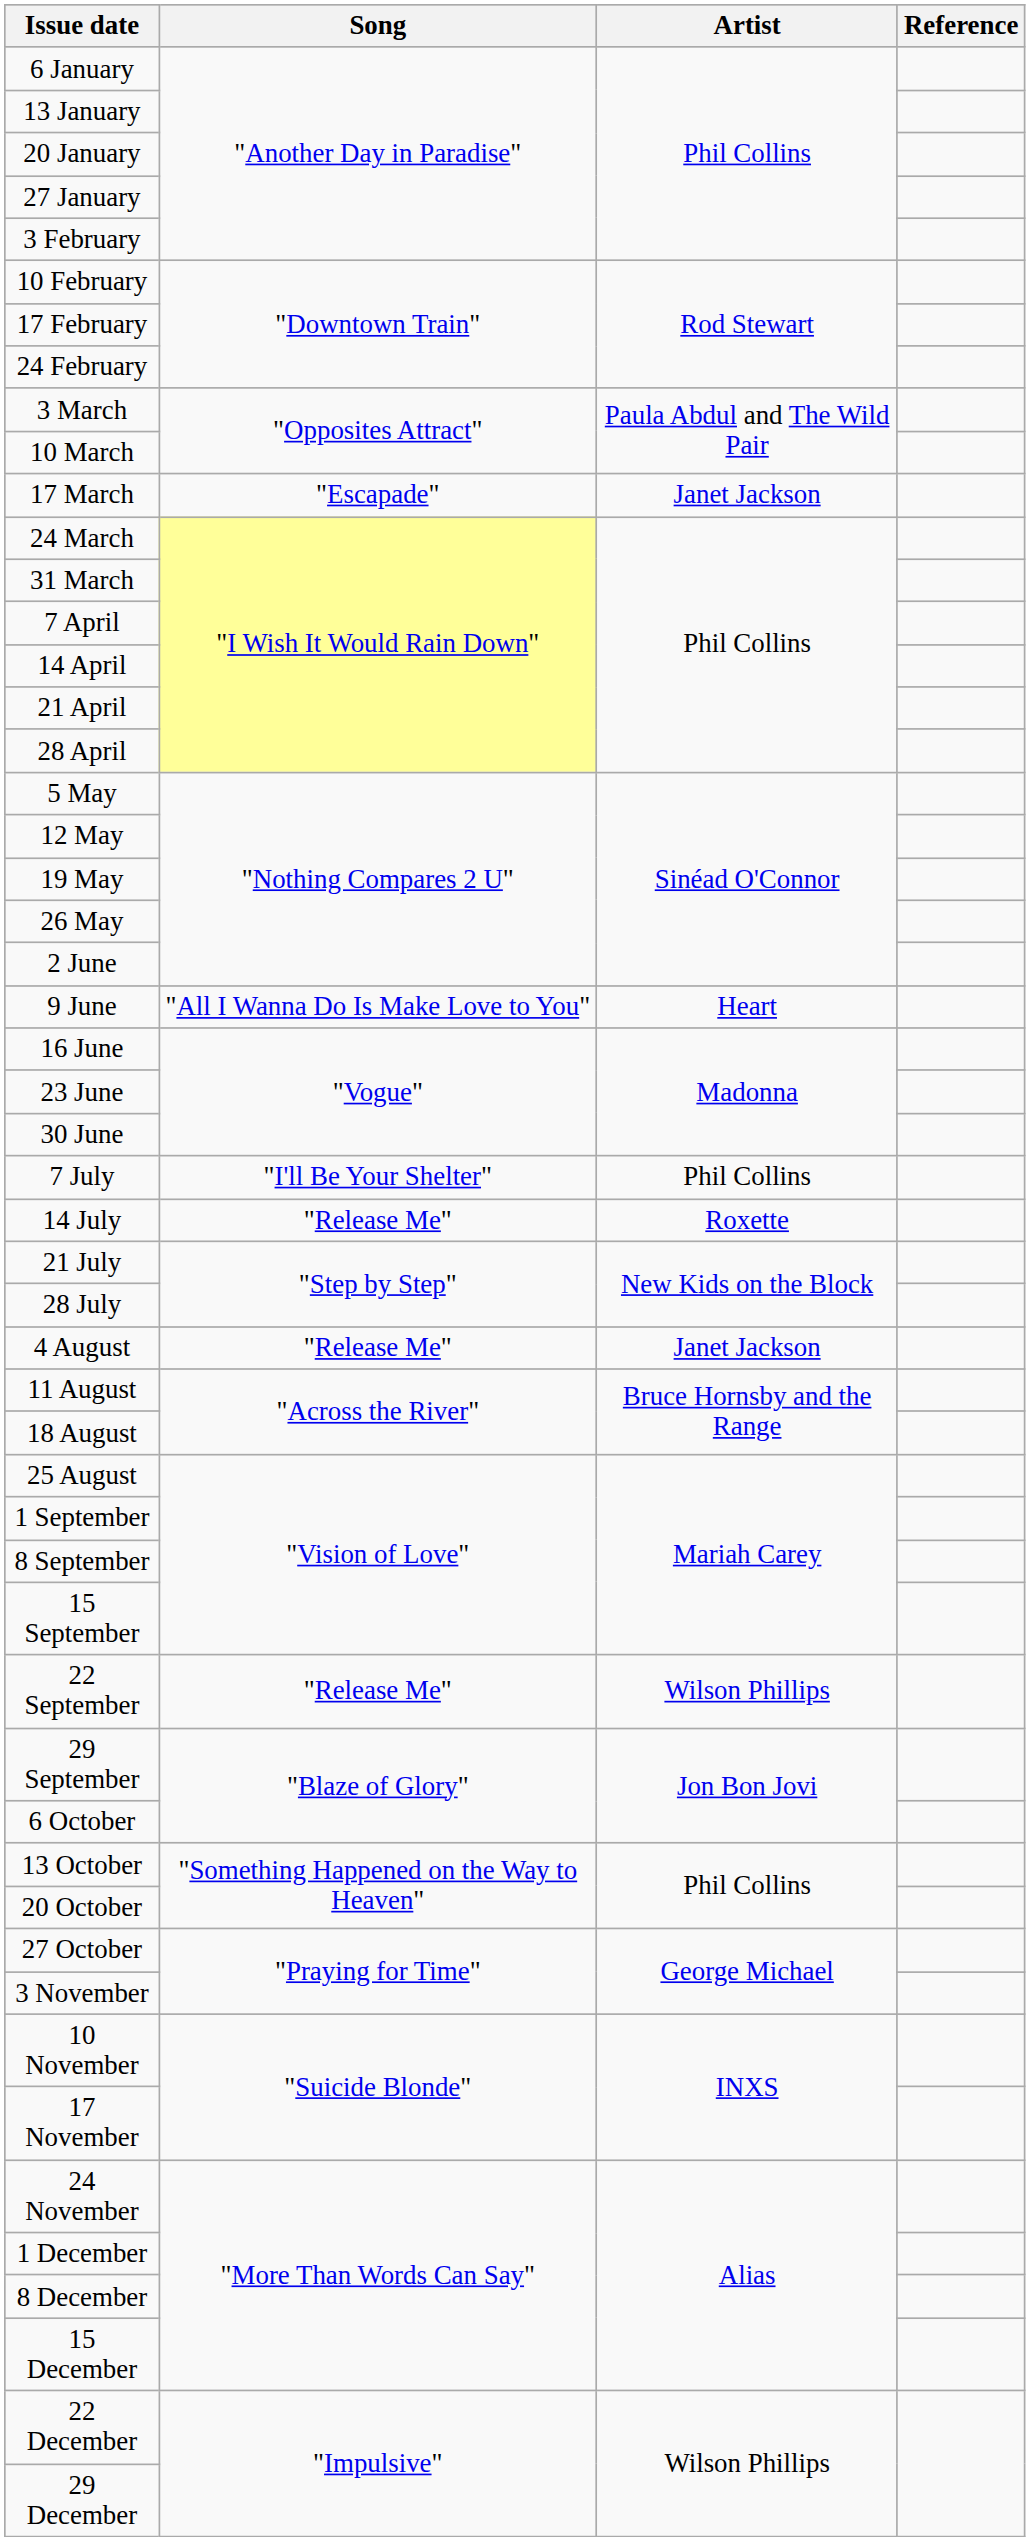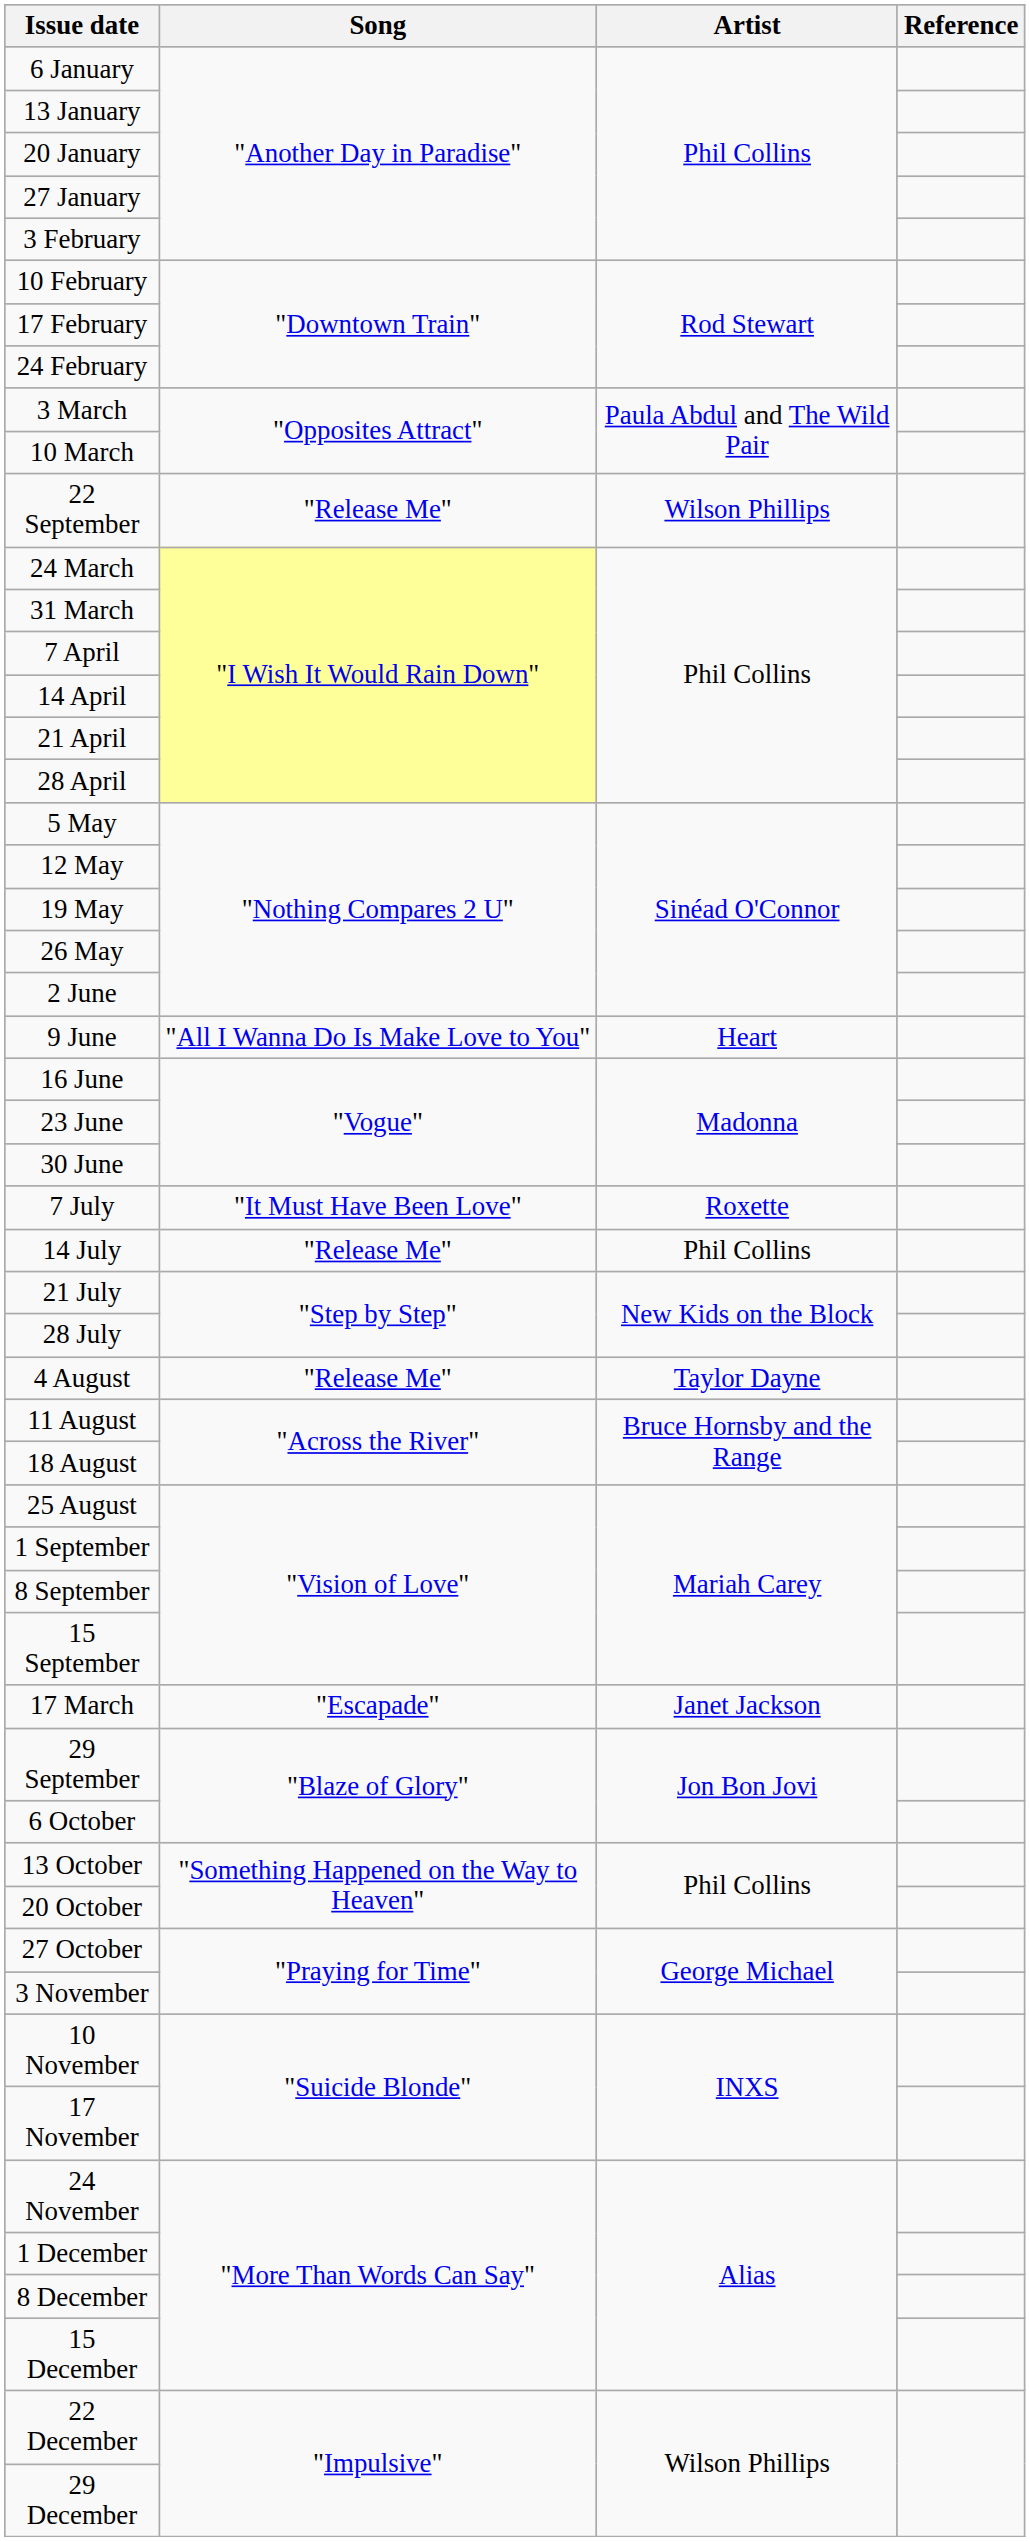rows swapped: (82, 494) <-> (82, 1691)
(378, 1176) "I'll Be Your Shelter" -> (378, 1207) "It Must Have Been Love"
(747, 1176) Phil Collins -> (747, 1207) Roxette
(747, 1219) Roxette -> (747, 1249) Phil Collins
(747, 1347) Janet Jackson -> (747, 1377) Taylor Dayne
